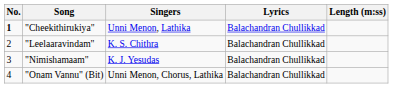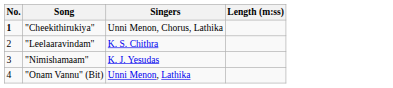- column: (276, 12)
(149, 28) Unni Menon, Lathika -> (165, 28) Unni Menon, Chorus, Lathika
(165, 75) Unni Menon, Chorus, Lathika -> (149, 75) Unni Menon, Lathika
